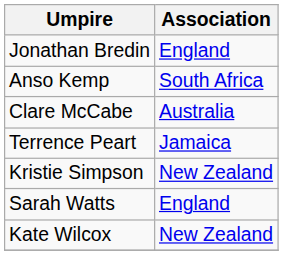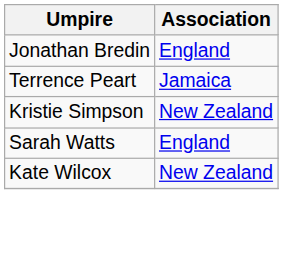- row: (59, 81)
- row: (71, 111)
